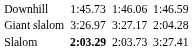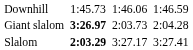(88, 25) normal -> (88, 25) bold
(130, 25) 3:27.17 -> (130, 25) 2:03.73
(130, 42) 2:03.73 -> (130, 42) 3:27.17
